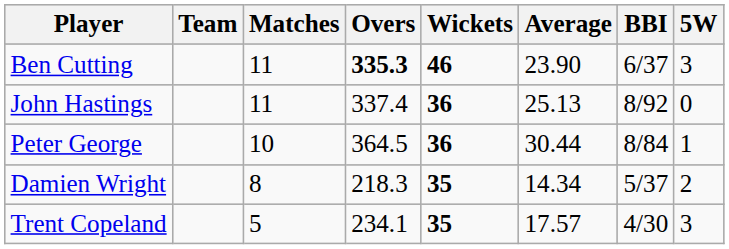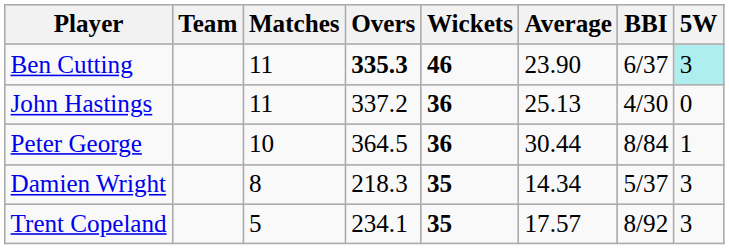(686, 64) no background -> (686, 64) paleturquoise background
(379, 104) 337.4 -> (379, 104) 337.2
(646, 104) 8/92 -> (646, 104) 4/30
(686, 183) 2 -> (686, 183) 3
(646, 223) 4/30 -> (646, 223) 8/92
